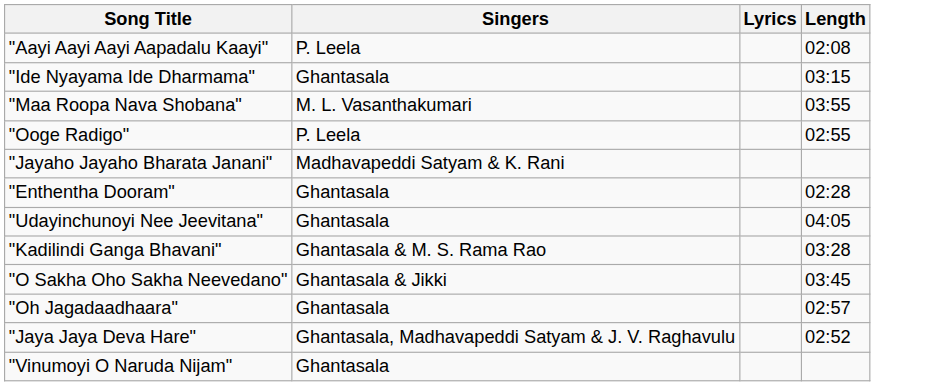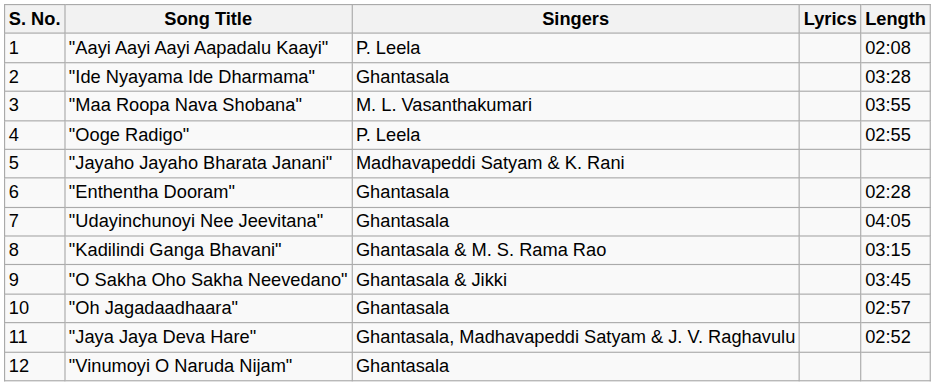+ column: (35, 18)
(828, 76) 03:15 -> (888, 76) 03:28
(828, 250) 03:28 -> (888, 250) 03:15
